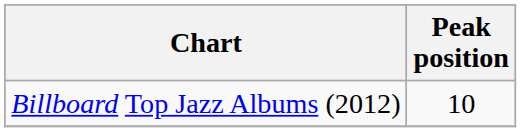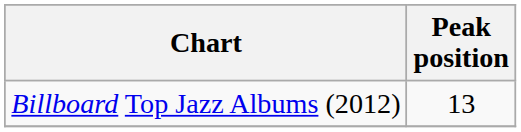(461, 103) 10 -> (461, 103) 13
